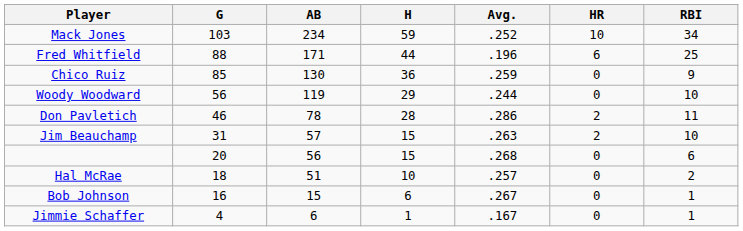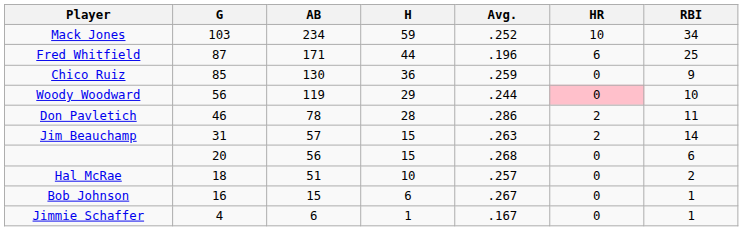(219, 55) 88 -> (219, 55) 87
(597, 95) no background -> (597, 95) pink background
(691, 135) 10 -> (691, 135) 14
